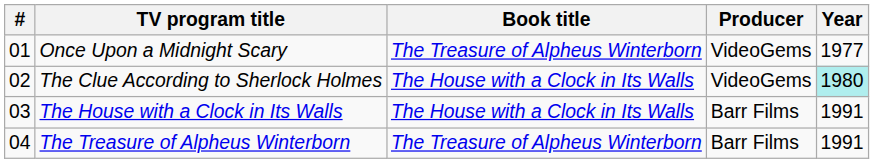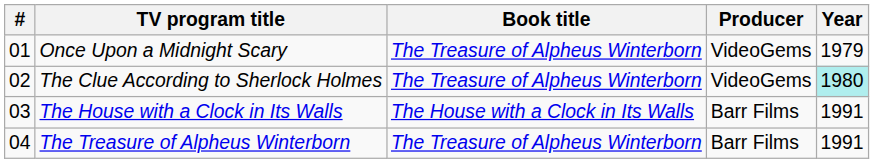(842, 50) 1977 -> (842, 50) 1979
(543, 81) The House with a Clock in Its Walls -> (546, 81) The Treasure of Alpheus Winterborn
